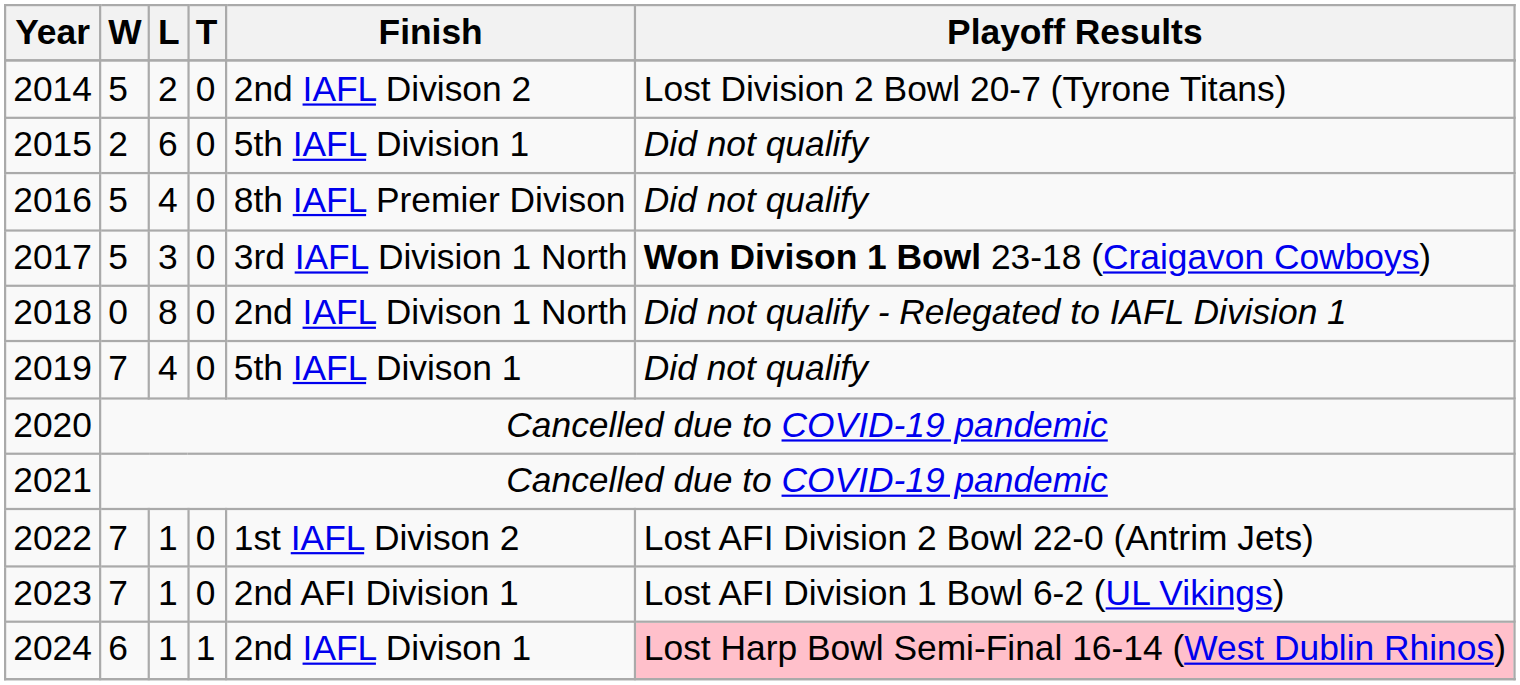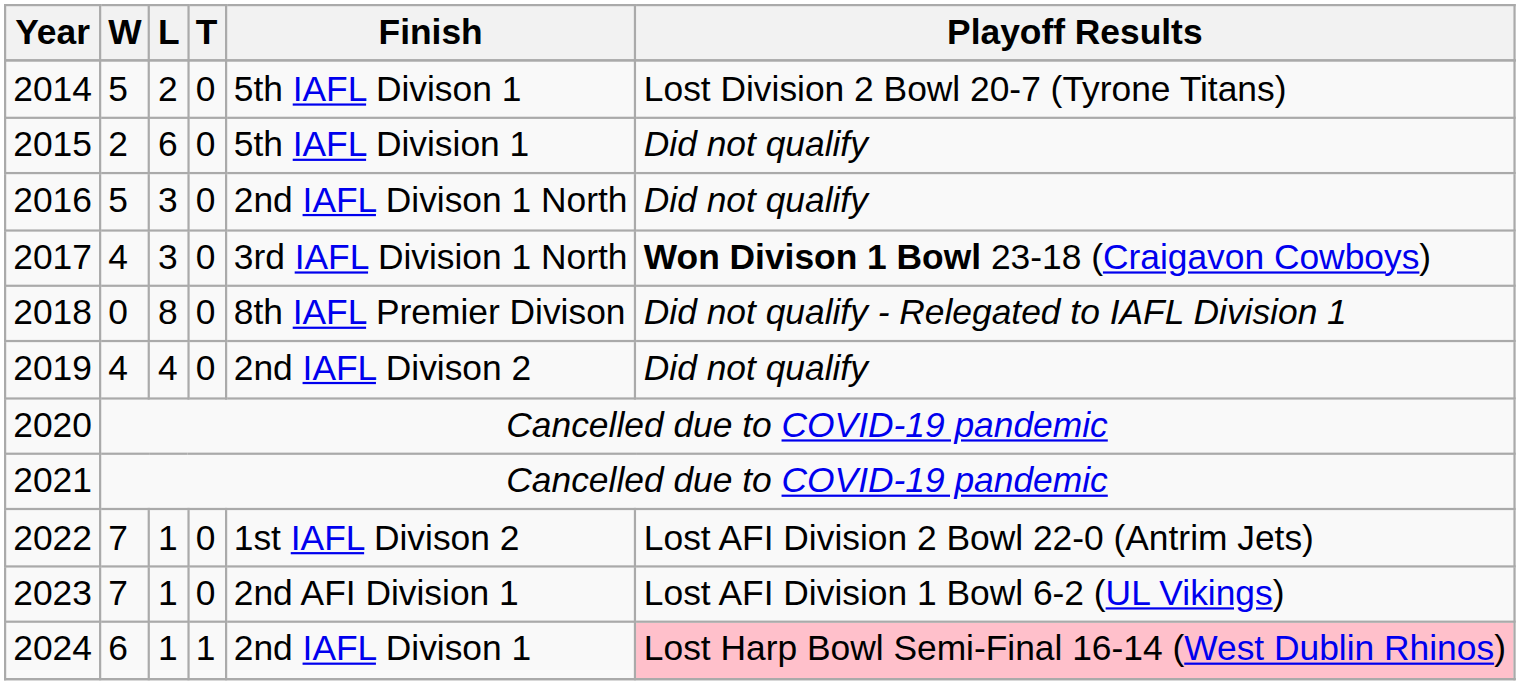(382, 88) 2nd IAFL Divison 2 -> (378, 88) 5th IAFL Divison 1
(168, 200) 4 -> (168, 200) 3
(430, 200) 8th IAFL Premier Divison -> (431, 200) 2nd IAFL Divison 1 North
(118, 256) 5 -> (118, 256) 4
(431, 312) 2nd IAFL Divison 1 North -> (430, 312) 8th IAFL Premier Divison
(118, 369) 7 -> (118, 369) 4
(378, 369) 5th IAFL Divison 1 -> (382, 369) 2nd IAFL Divison 2
